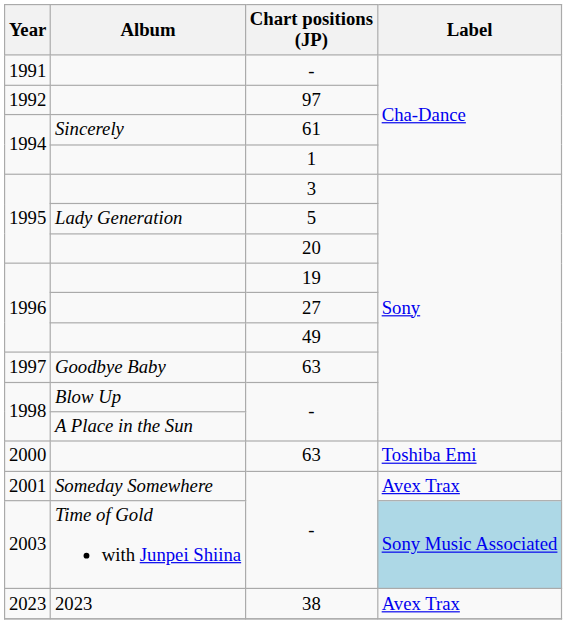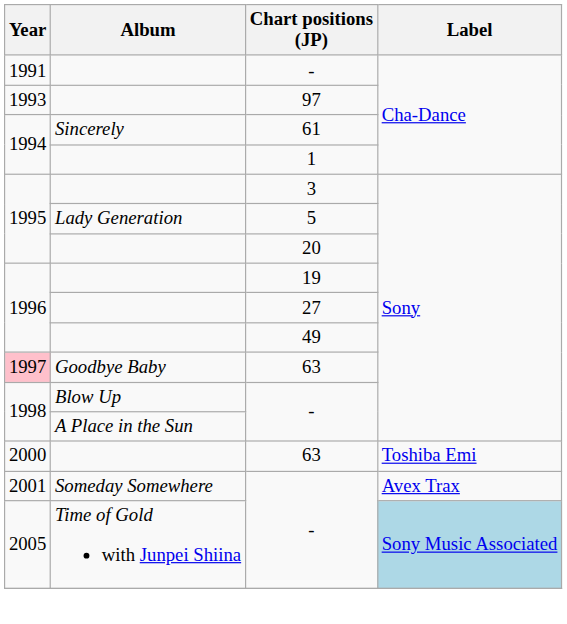(28, 99) 1992 -> (28, 99) 1993
(28, 366) no background -> (28, 366) pink background
(28, 544) 2003 -> (28, 544) 2005
- row: (74, 603)
